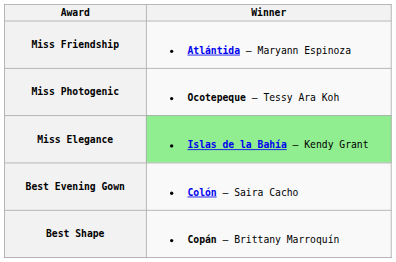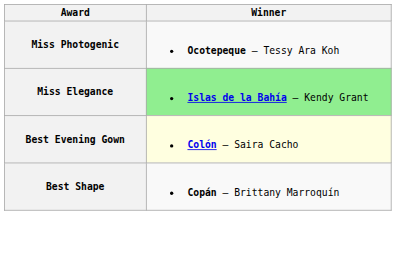- row: (75, 44)
(269, 192) no background -> (269, 145) lightyellow background
